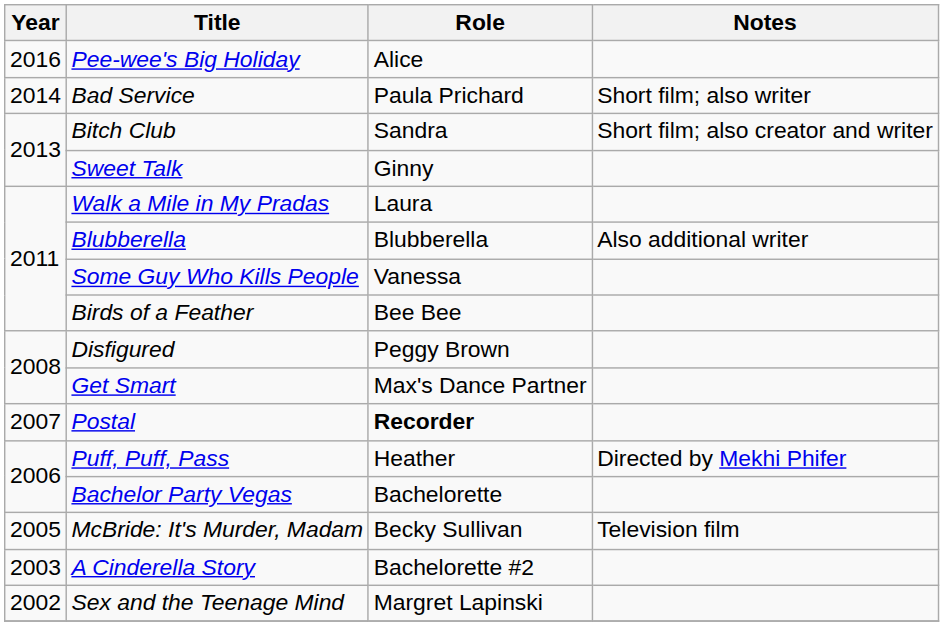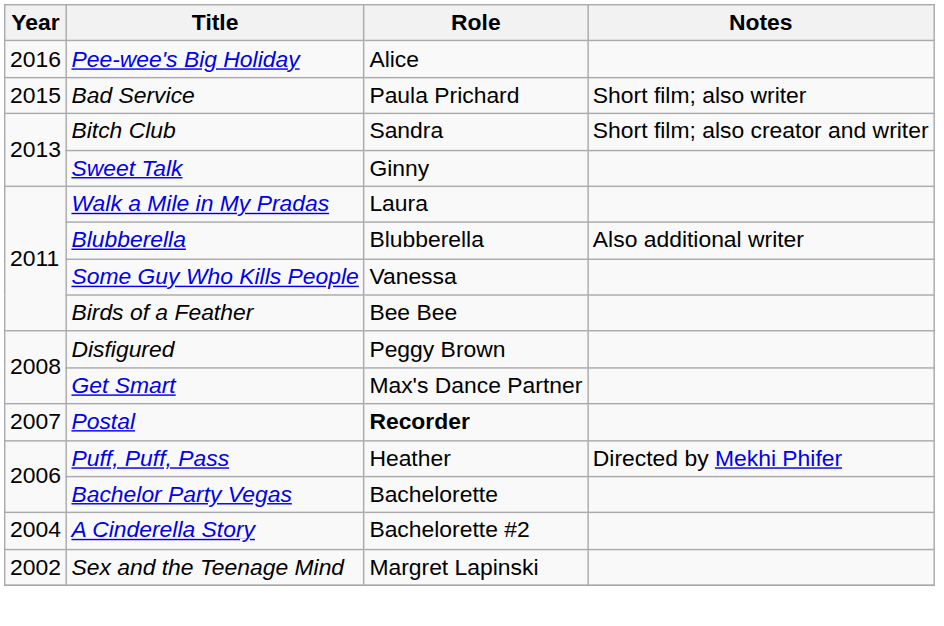(35, 95) 2014 -> (35, 95) 2015
- row: (217, 530)
(35, 566) 2003 -> (35, 530) 2004
